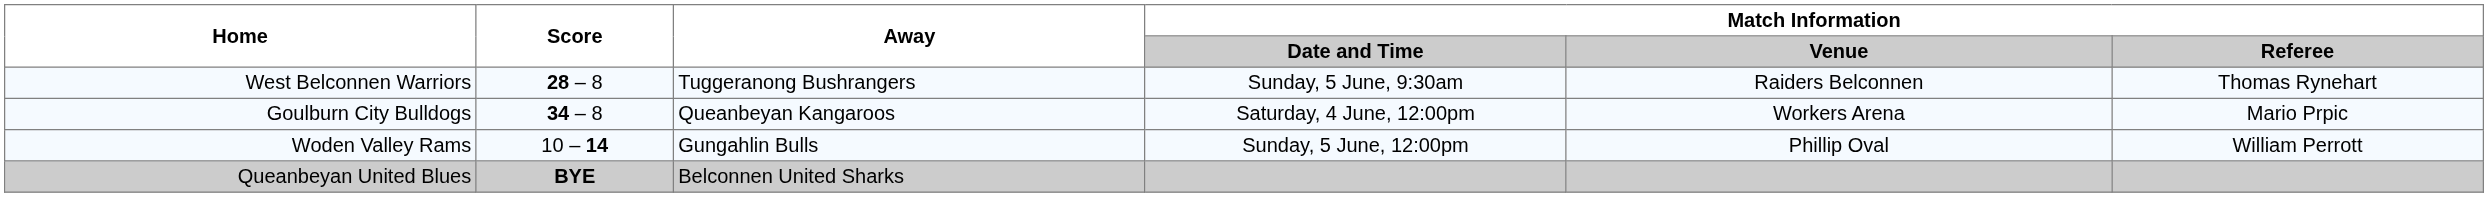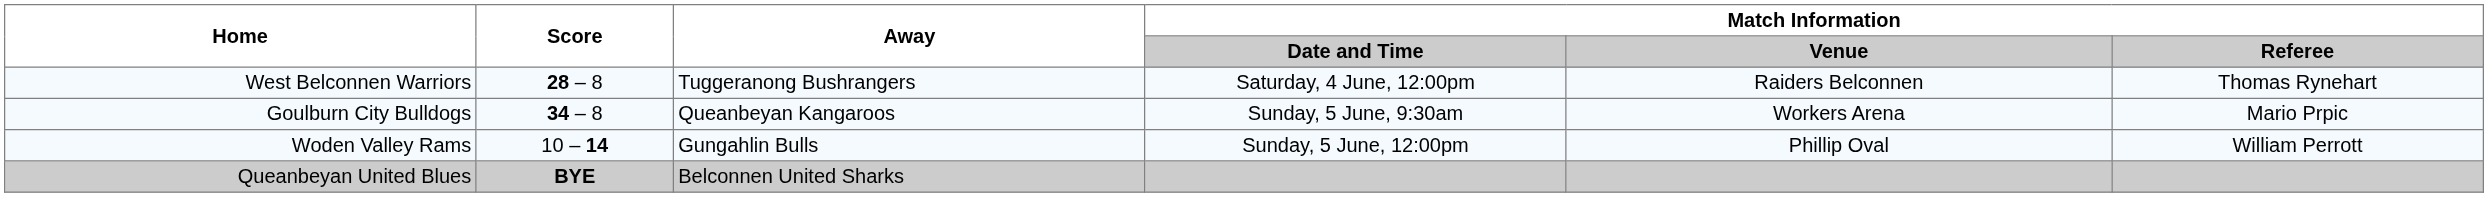(1356, 82) Sunday, 5 June, 9:30am -> (1356, 82) Saturday, 4 June, 12:00pm
(1356, 113) Saturday, 4 June, 12:00pm -> (1356, 113) Sunday, 5 June, 9:30am
